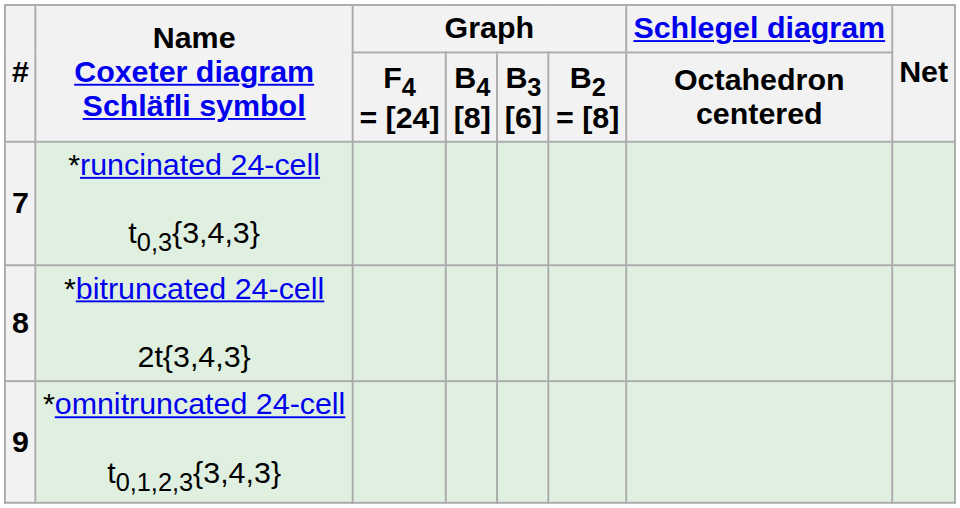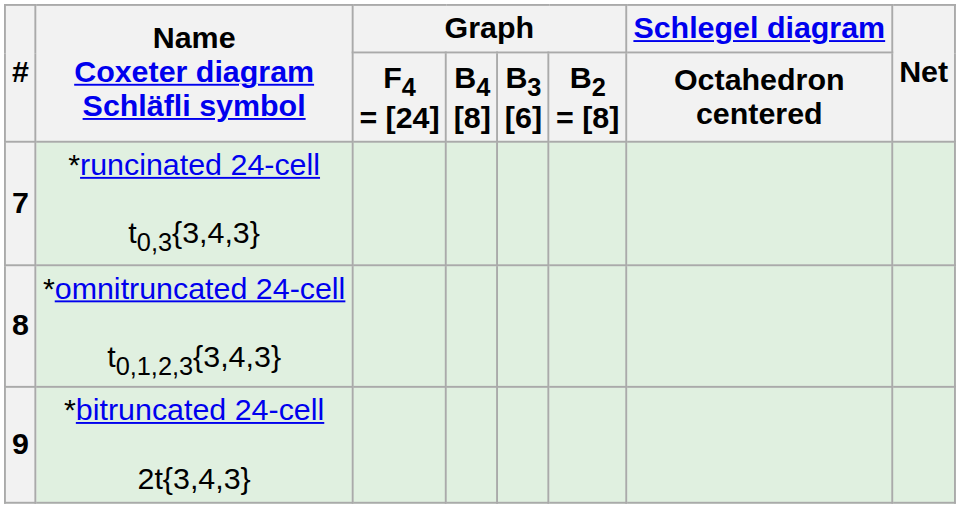(194, 322) *bitruncated 24-cell 2t{3,4,3} -> (194, 326) *omnitruncated 24-cell t0,1,2,3{3,4,3}
(194, 442) *omnitruncated 24-cell t0,1,2,3{3,4,3} -> (194, 444) *bitruncated 24-cell 2t{3,4,3}
